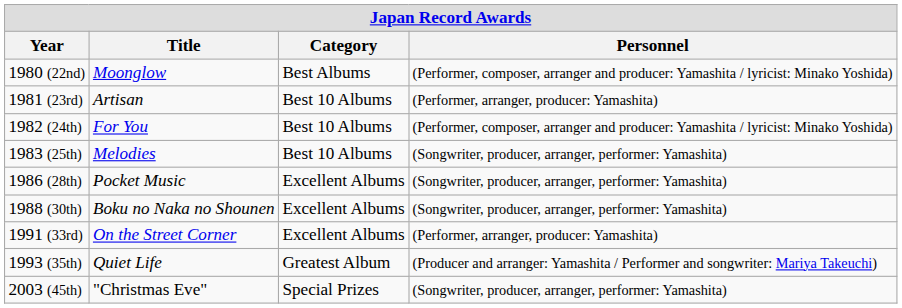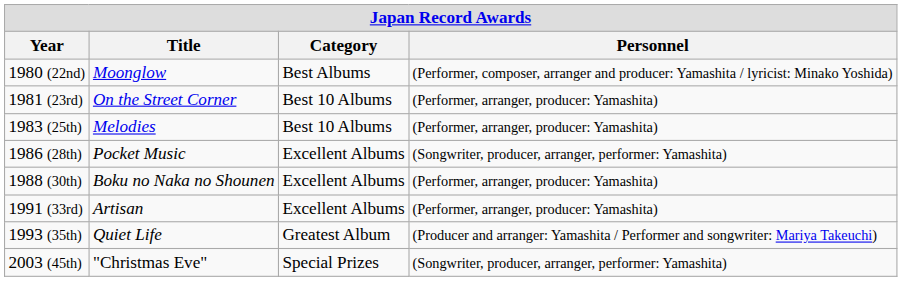(118, 99) Artisan -> (165, 99) On the Street Corner
- row: (45, 126)
(570, 154) (Songwriter, producer, arranger, performer: Yamashita) -> (535, 127) (Performer, arranger, producer: Yamashita)
(570, 209) (Songwriter, producer, arranger, performer: Yamashita) -> (535, 182) (Performer, arranger, producer: Yamashita)
(165, 235) On the Street Corner -> (118, 208) Artisan
